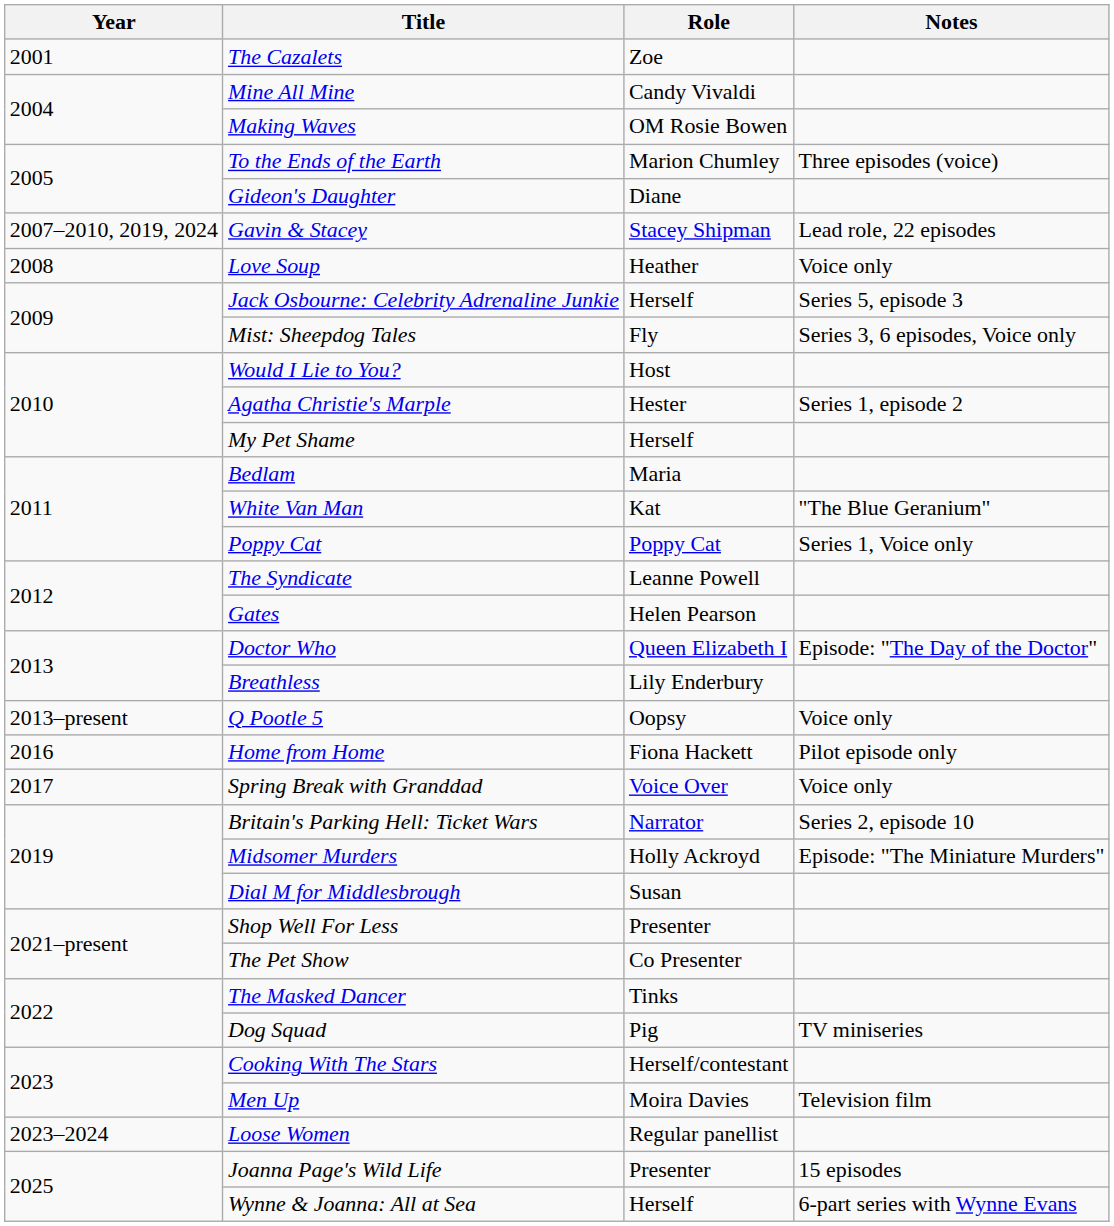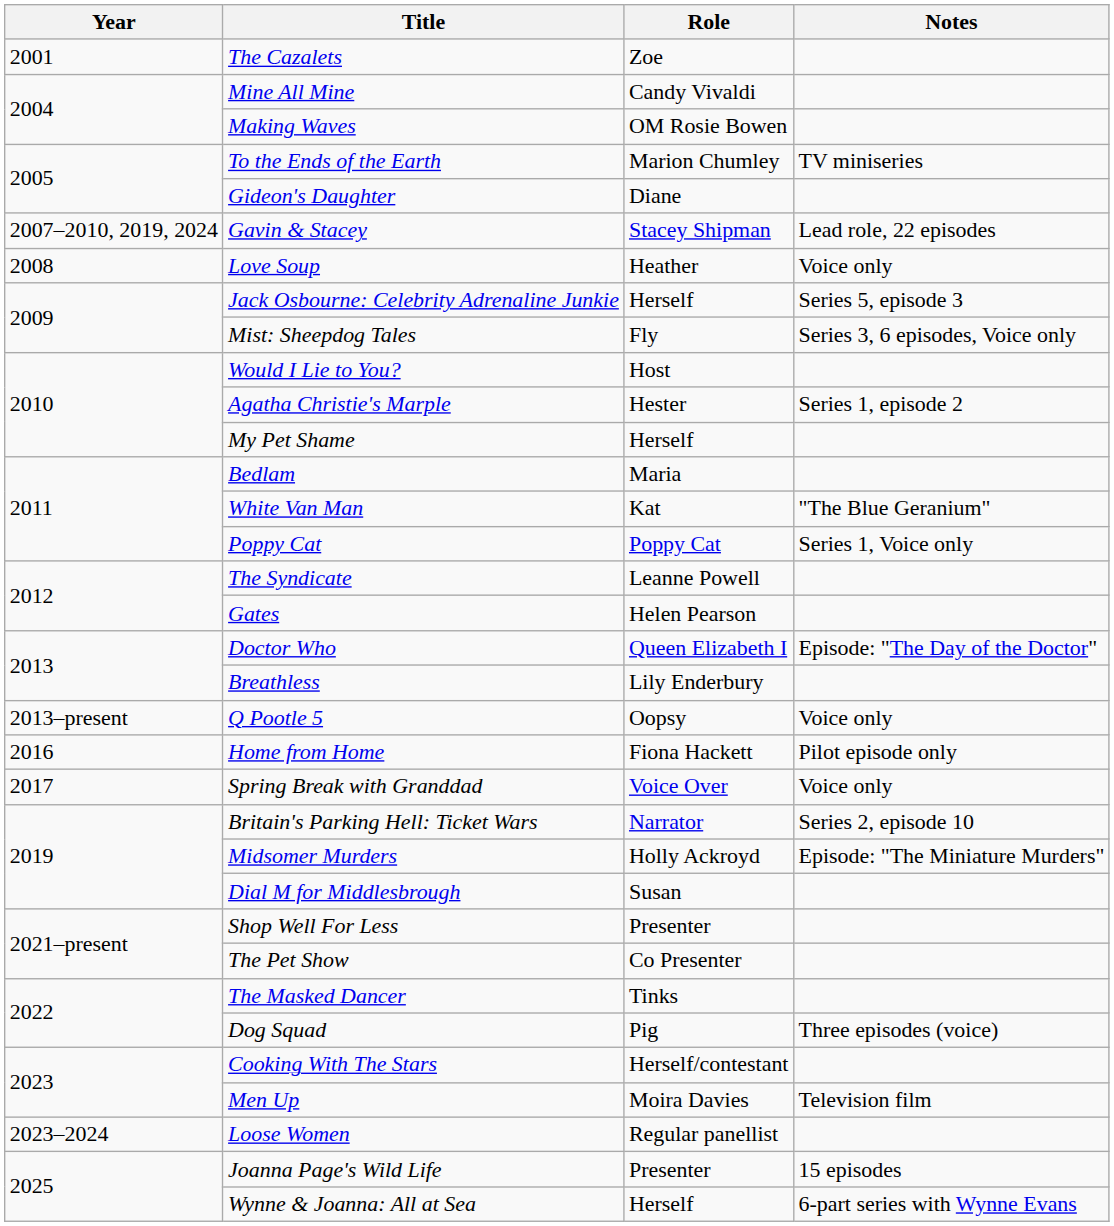(898, 160) Three episodes (voice) -> (861, 160) TV miniseries
(861, 1030) TV miniseries -> (898, 1030) Three episodes (voice)
